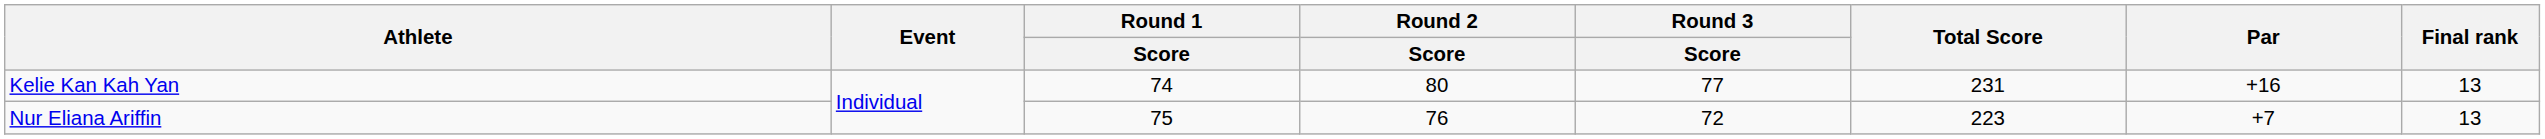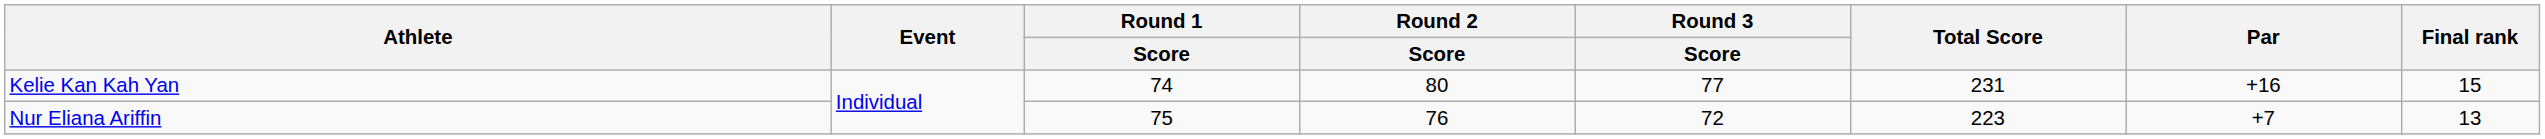(2470, 86) 13 -> (2470, 86) 15
